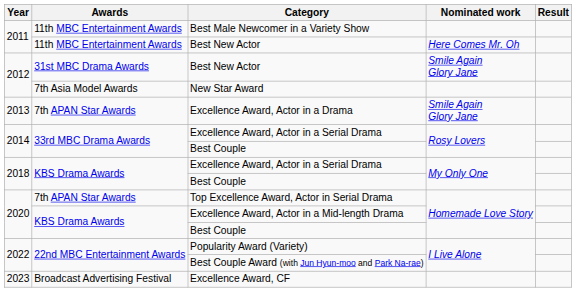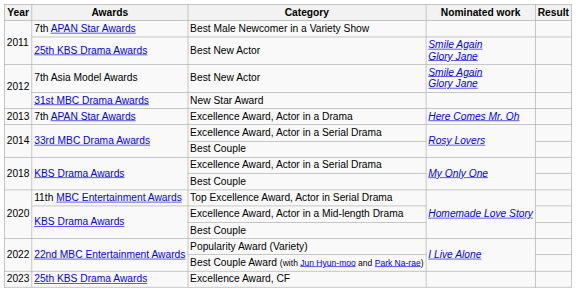(108, 28) 11th MBC Entertainment Awards -> (85, 28) 7th APAN Star Awards
(108, 45) 11th MBC Entertainment Awards -> (91, 50) 25th KBS Drama Awards
(474, 45) Here Comes Mr. Oh -> (455, 50) Smile Again Glory Jane
(92, 67) 31st MBC Drama Awards -> (86, 78) 7th Asia Model Awards
(86, 89) 7th Asia Model Awards -> (92, 100) 31st MBC Drama Awards
(455, 111) Smile Again Glory Jane -> (474, 116) Here Comes Mr. Oh
(85, 198) 7th APAN Star Awards -> (108, 198) 11th MBC Entertainment Awards
(103, 279) Broadcast Advertising Festival -> (91, 279) 25th KBS Drama Awards
